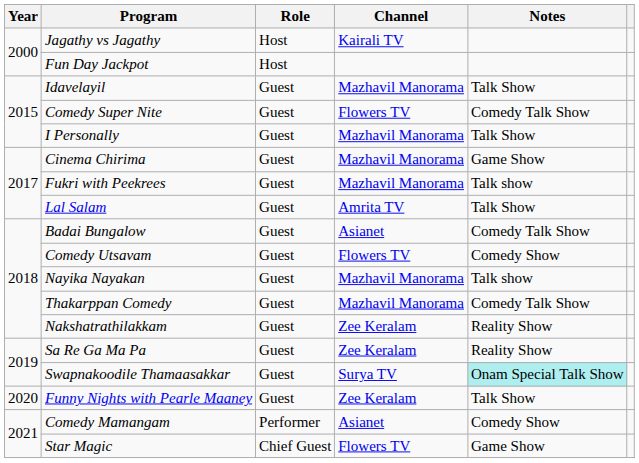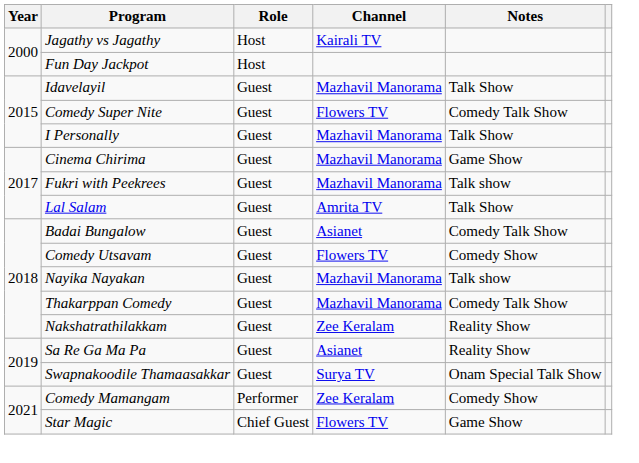(377, 350) Zee Keralam -> (339, 350) Asianet
(547, 374) paleturquoise background -> (525, 374) no background
- row: (149, 398)
(361, 421) Asianet -> (355, 398) Zee Keralam
